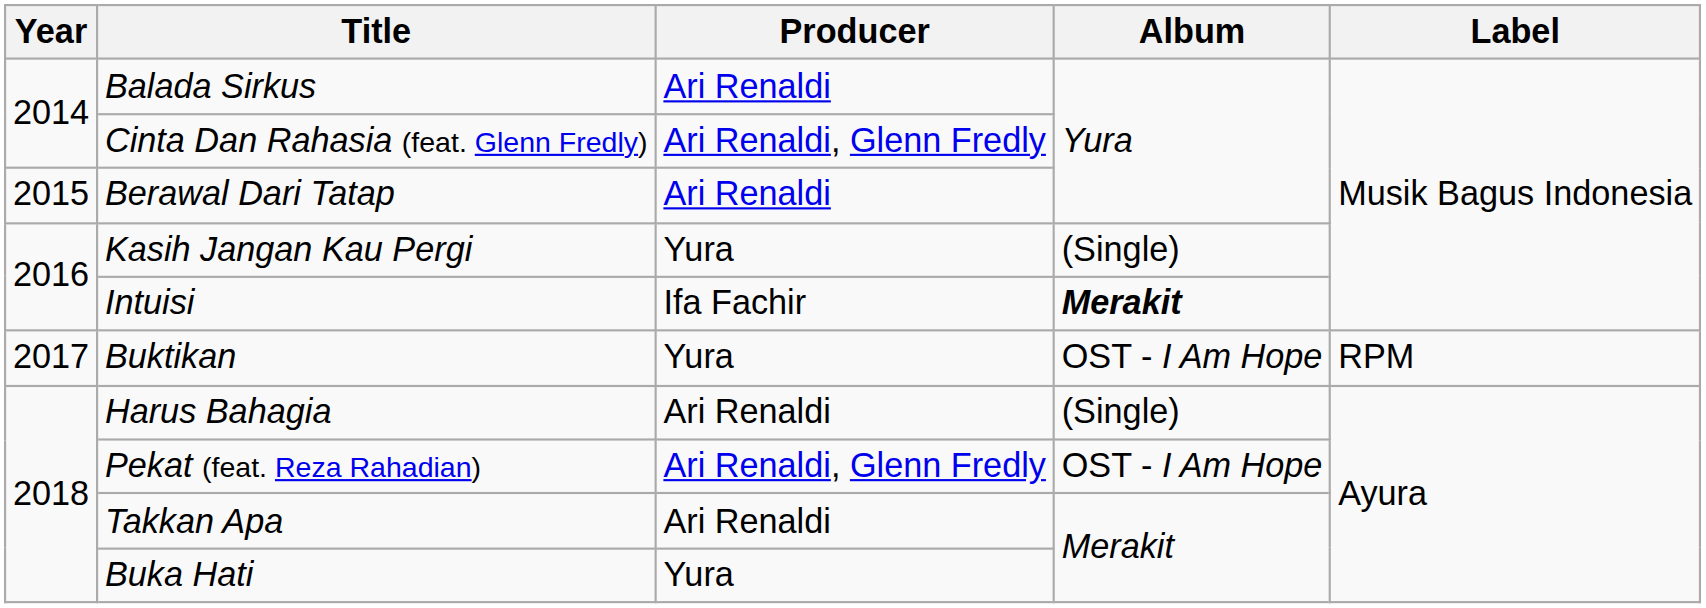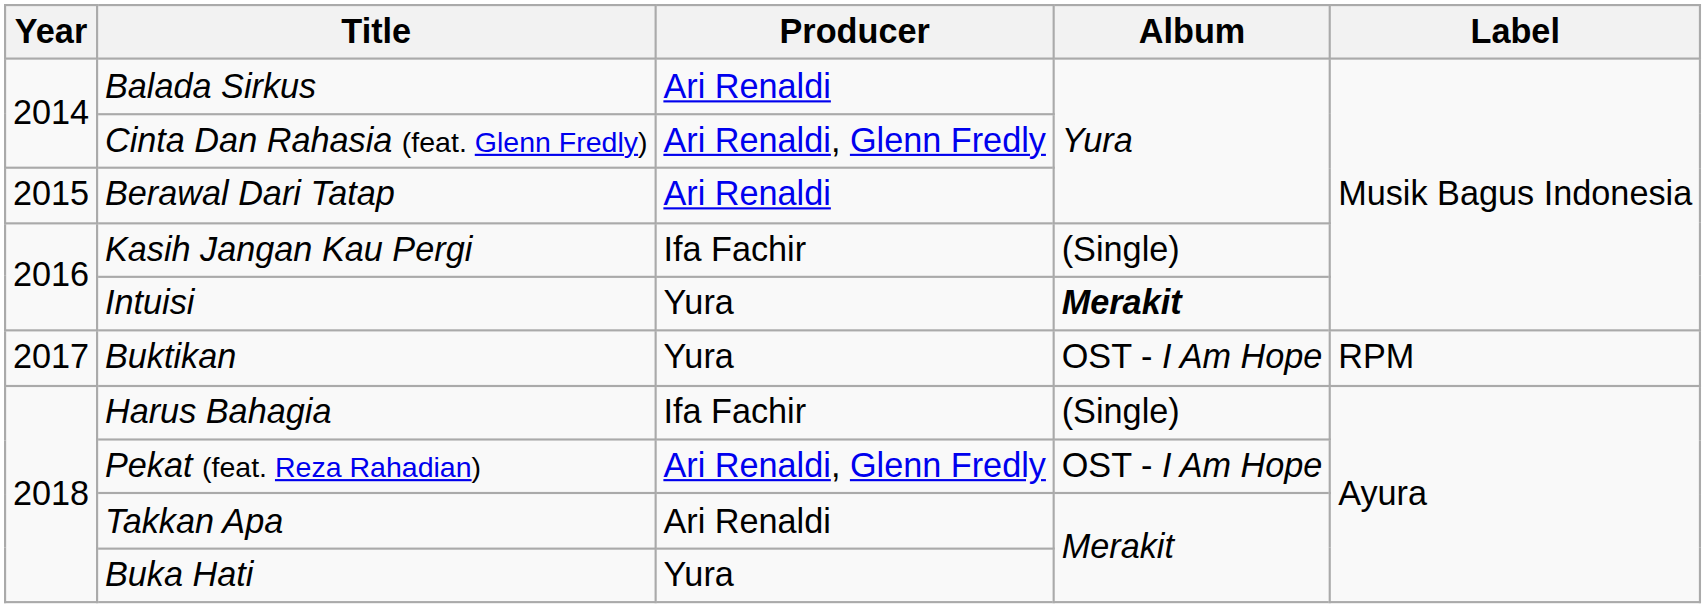(699, 248) Yura -> (735, 248) Ifa Fachir
(735, 303) Ifa Fachir -> (699, 303) Yura
(747, 411) Ari Renaldi -> (735, 411) Ifa Fachir
